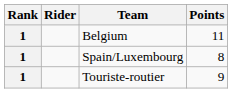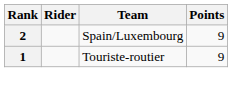- row: (105, 35)
(23, 56) 1 -> (23, 35) 2
(221, 56) 8 -> (221, 35) 9
